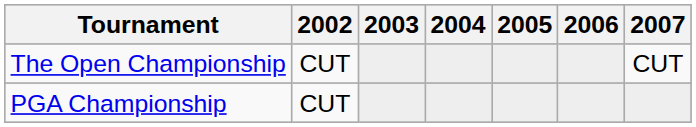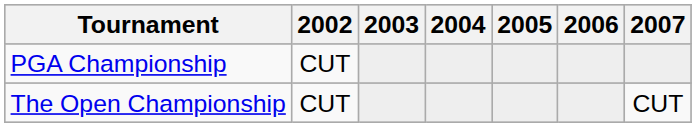rows swapped: (148, 64) <-> (119, 103)
